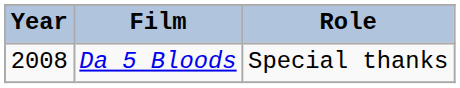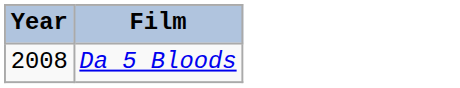- column: (348, 25)
